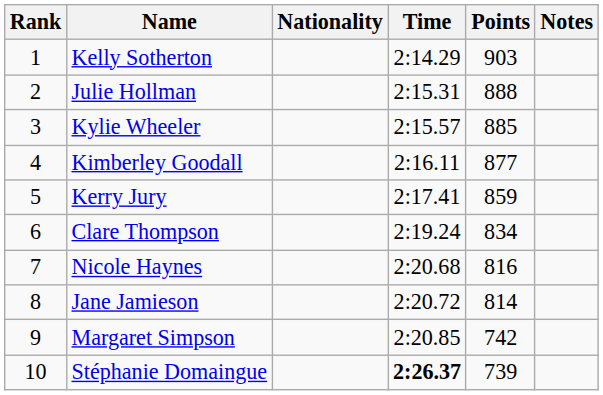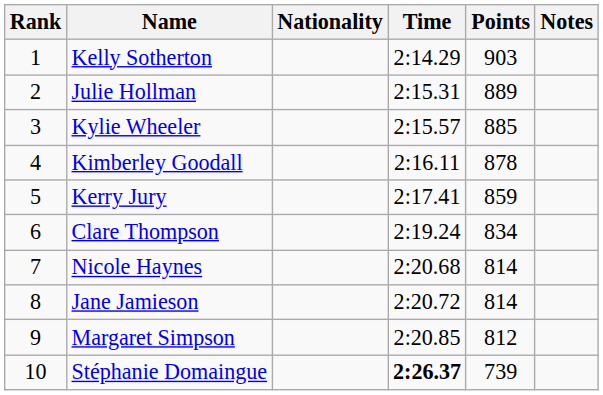(501, 92) 888 -> (501, 92) 889
(501, 162) 877 -> (501, 162) 878
(501, 267) 816 -> (501, 267) 814
(501, 337) 742 -> (501, 337) 812
